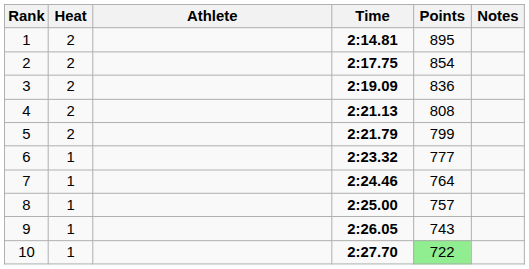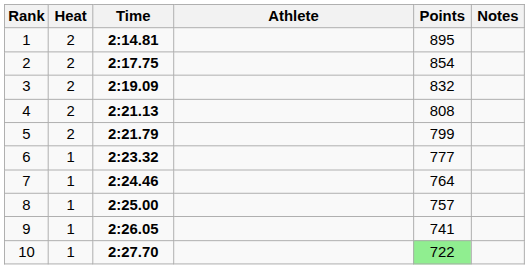columns swapped: (212, 16) <-> (373, 16)
(442, 87) 836 -> (442, 87) 832
(442, 228) 743 -> (442, 228) 741
